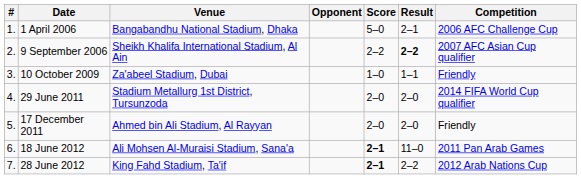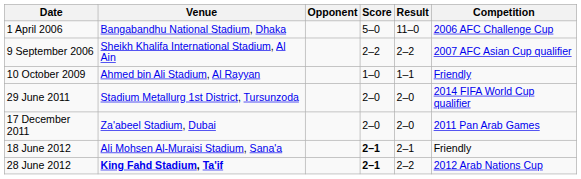- column: (11, 12)
(410, 29) 2–1 -> (408, 29) 11–0
(410, 52) bold -> (405, 52) normal
(170, 74) Za'abeel Stadium, Dubai -> (180, 74) Ahmed bin Ali Stadium, Al Rayyan
(192, 126) Ahmed bin Ali Stadium, Al Rayyan -> (158, 126) Za'abeel Stadium, Dubai
(457, 126) Friendly -> (487, 126) 2011 Pan Arab Games
(412, 148) 11–0 -> (405, 148) 2–1
(491, 148) 2011 Pan Arab Games -> (452, 148) Friendly
(169, 165) normal -> (162, 165) bold
